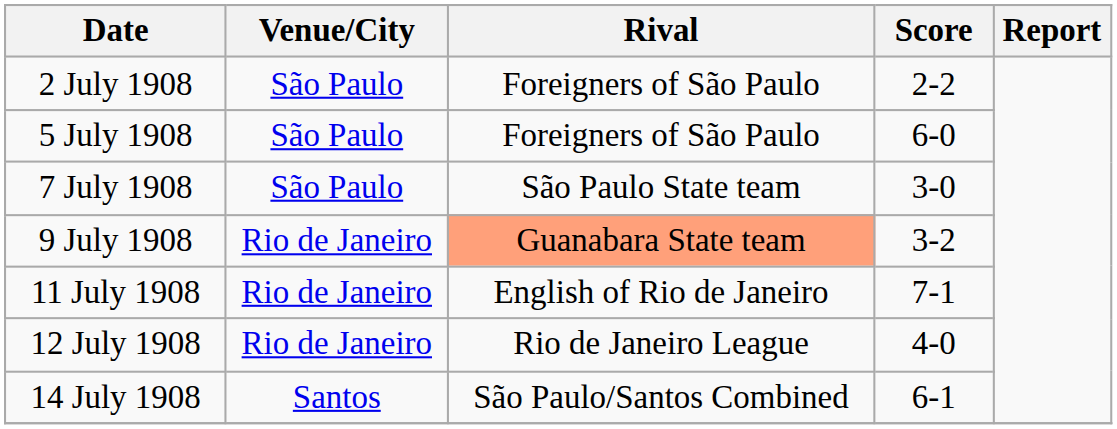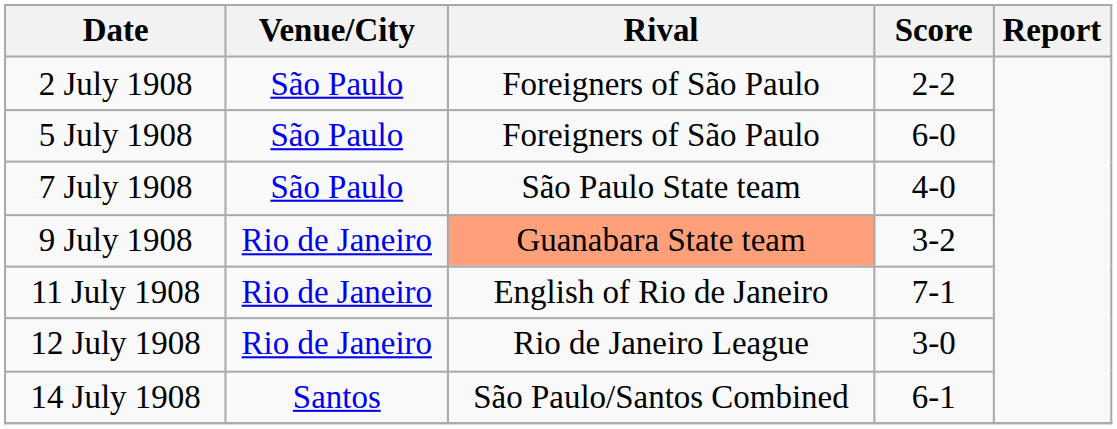(934, 187) 3-0 -> (934, 187) 4-0
(934, 344) 4-0 -> (934, 344) 3-0
